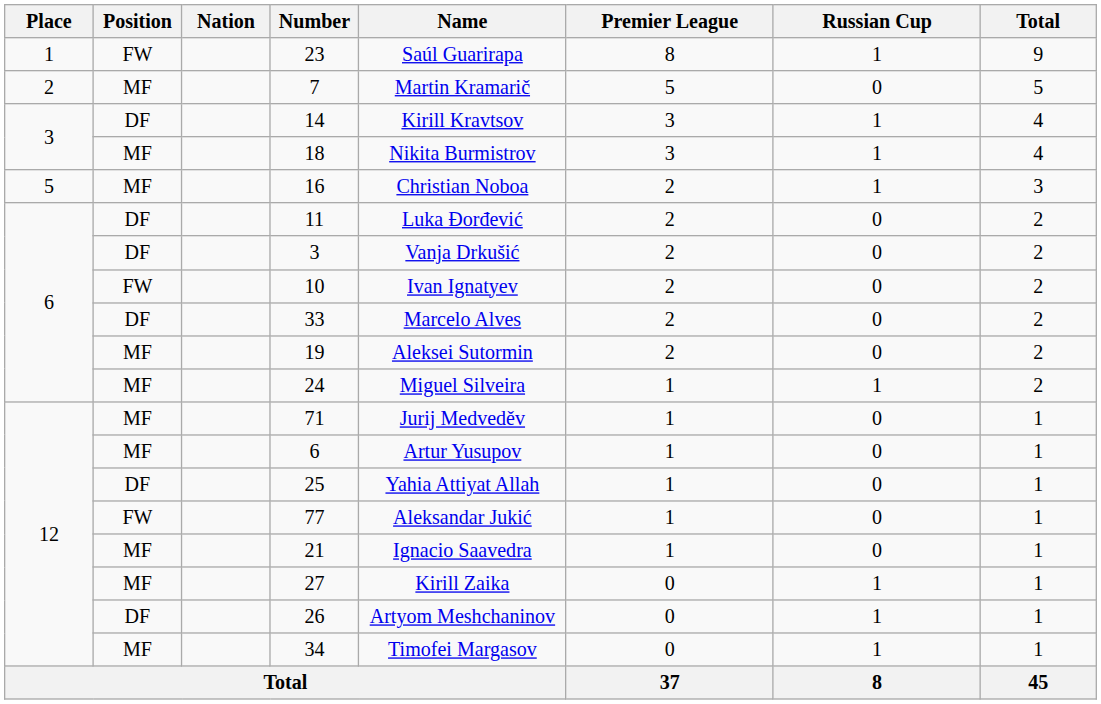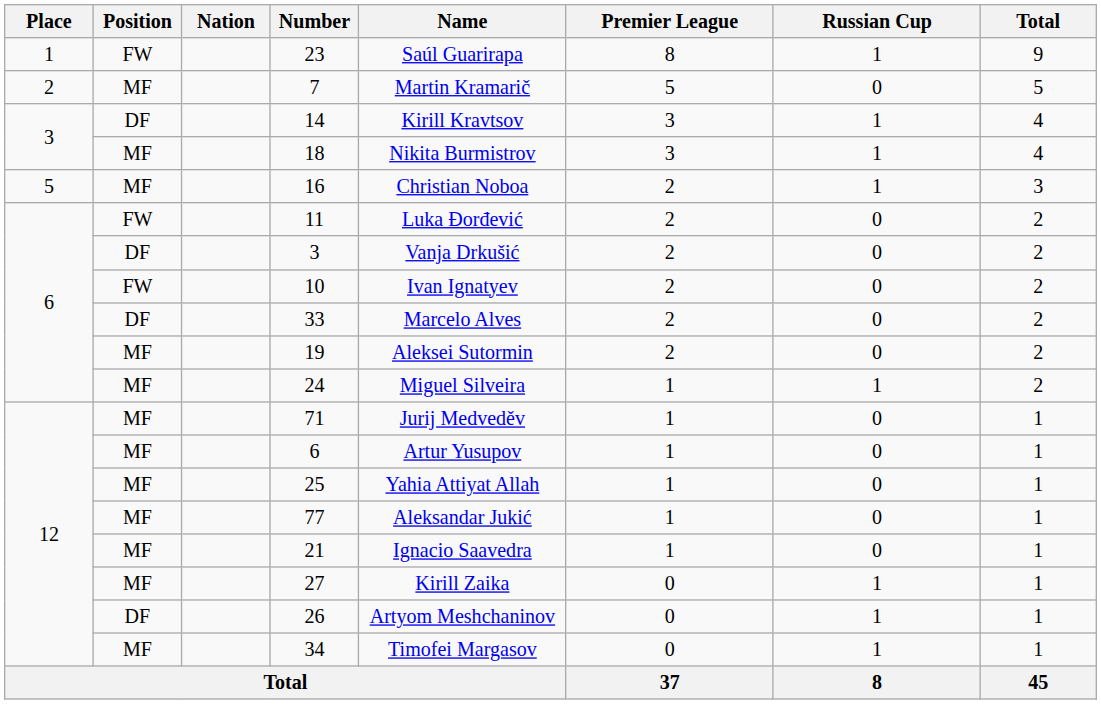(137, 219) DF -> (137, 219) FW
(137, 484) DF -> (137, 484) MF
(137, 517) FW -> (137, 517) MF
